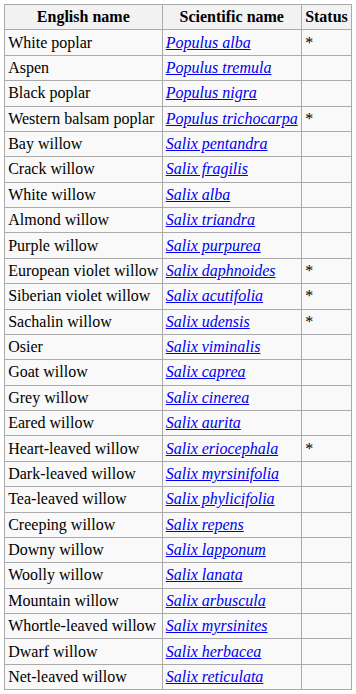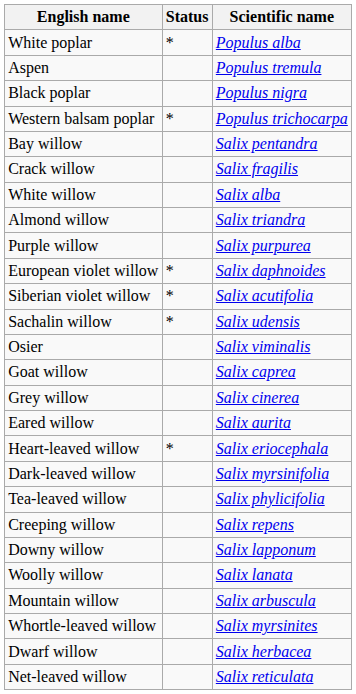columns swapped: (232, 17) <-> (326, 17)
